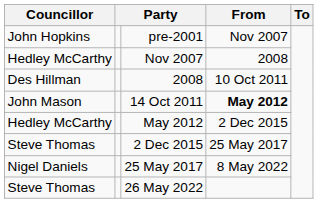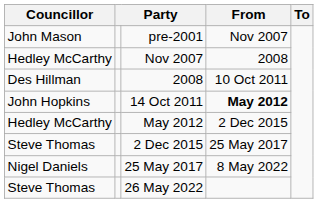(49, 36) John Hopkins -> (45, 36) John Mason
(45, 101) John Mason -> (49, 101) John Hopkins
